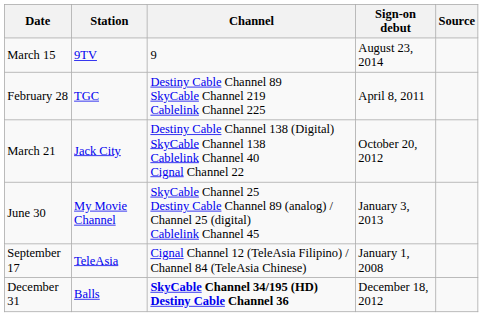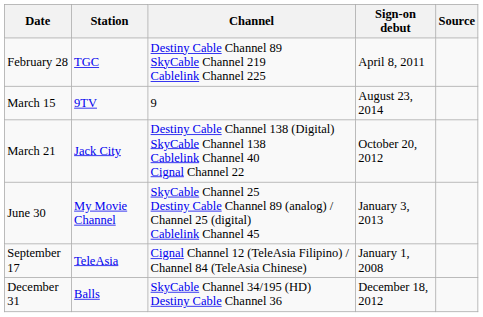rows swapped: (38, 96) <-> (31, 55)
(234, 294) bold -> (231, 294) normal
